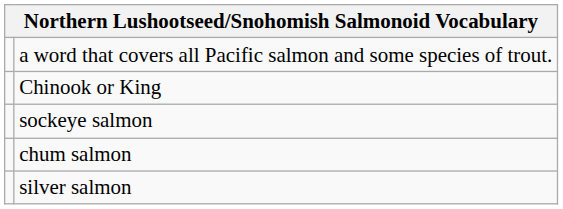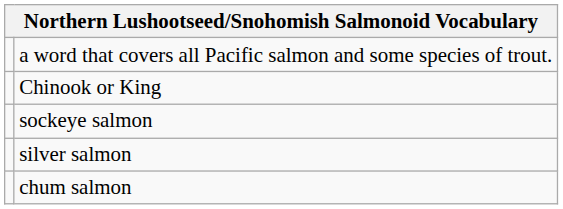rows swapped: (75, 154) <-> (75, 187)
